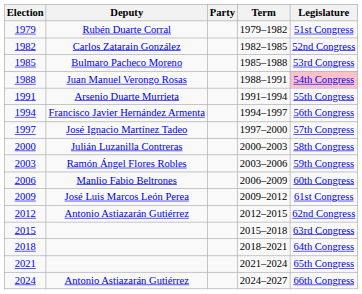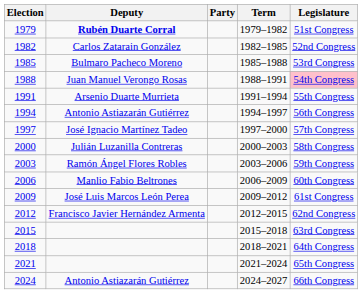(127, 29) normal -> (127, 29) bold
(127, 113) Francisco Javier Hernández Armenta -> (127, 113) Antonio Astiazarán Gutiérrez
(127, 213) Antonio Astiazarán Gutiérrez -> (127, 213) Francisco Javier Hernández Armenta
